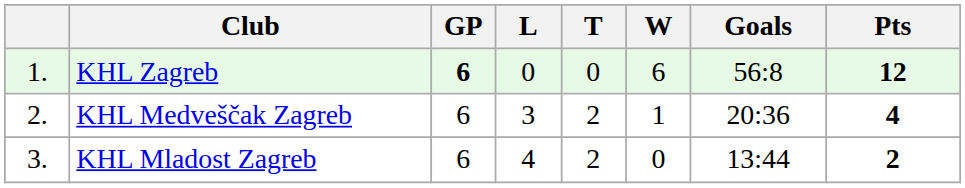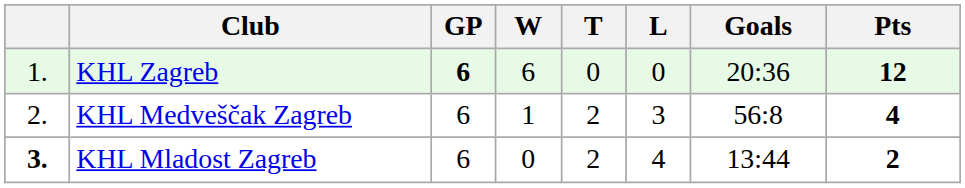columns swapped: (658, 26) <-> (528, 26)
(758, 70) 56:8 -> (758, 70) 20:36
(758, 114) 20:36 -> (758, 114) 56:8
(37, 159) normal -> (37, 159) bold
